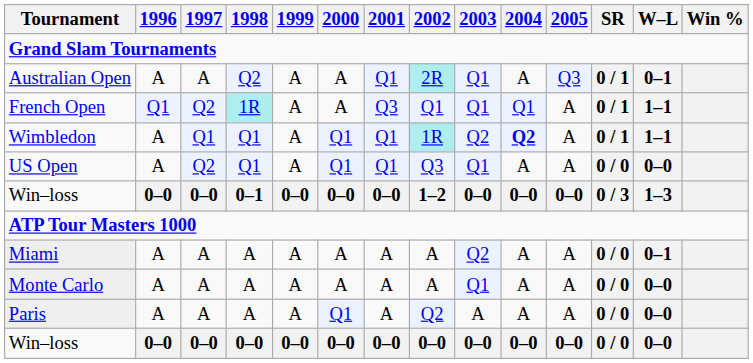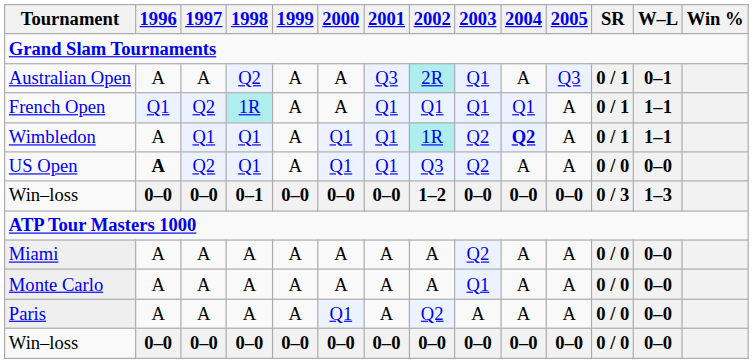(387, 78) Q1 -> (387, 78) Q3
(387, 107) Q3 -> (387, 107) Q1
(158, 166) normal -> (158, 166) bold
(478, 166) Q1 -> (478, 166) Q2
(658, 254) 0–1 -> (658, 254) 0–0
